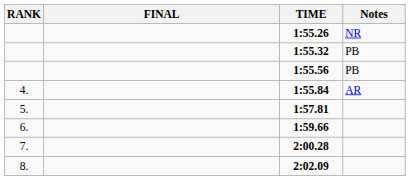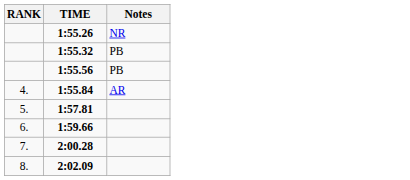- column: (162, 14)
